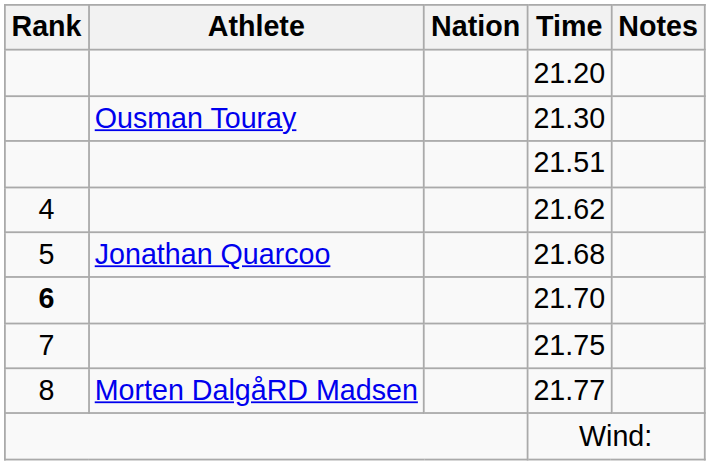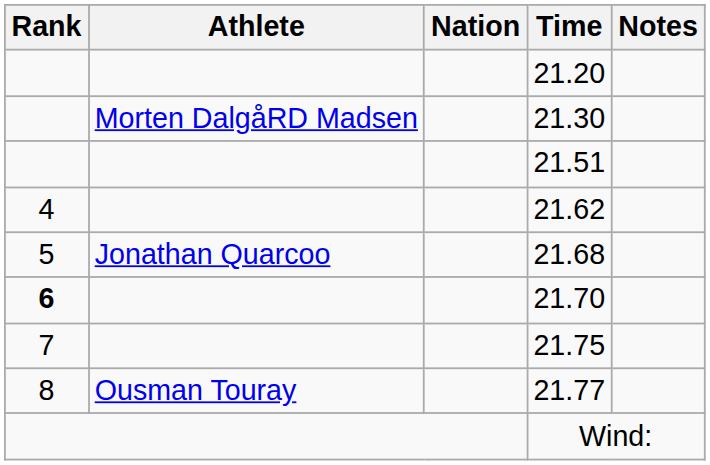(196, 118) Ousman Touray -> (256, 118) Morten DalgåRD Madsen
(256, 390) Morten DalgåRD Madsen -> (196, 390) Ousman Touray
